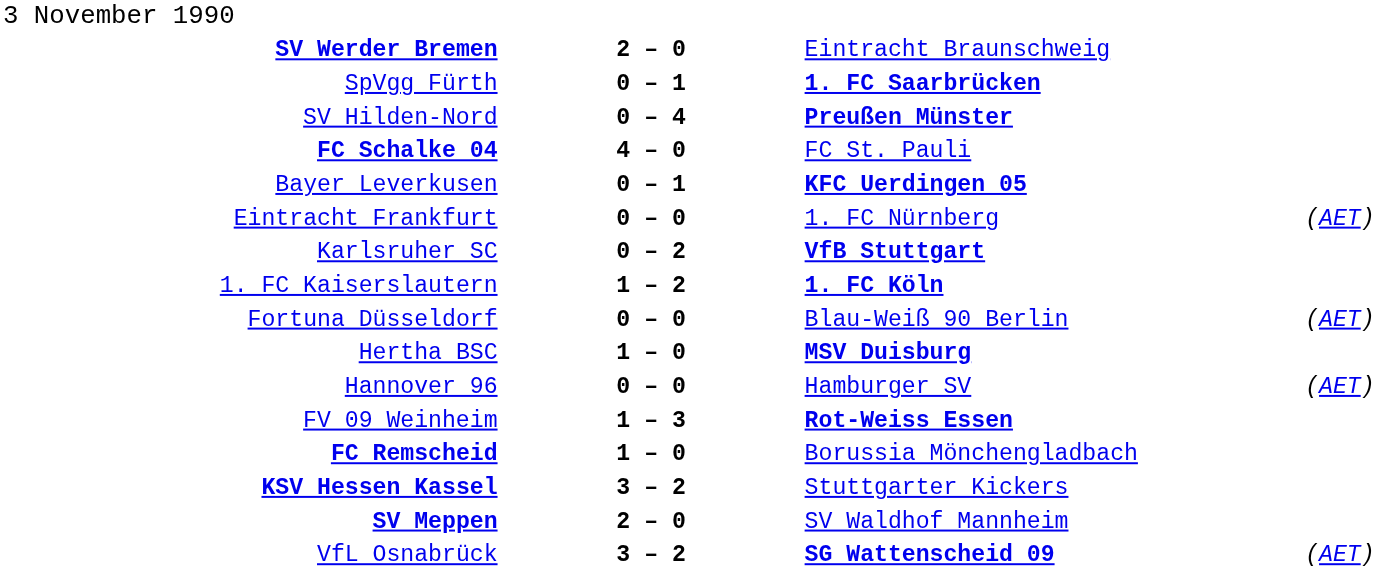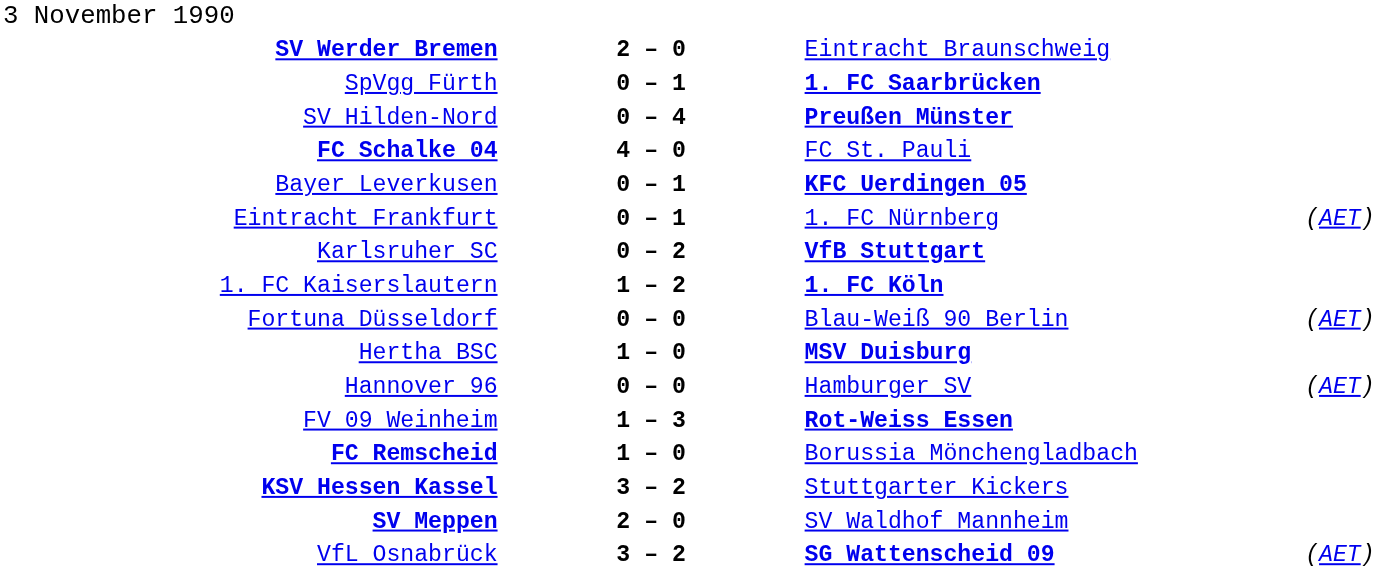(651, 219) 0 – 0 -> (651, 219) 0 – 1
